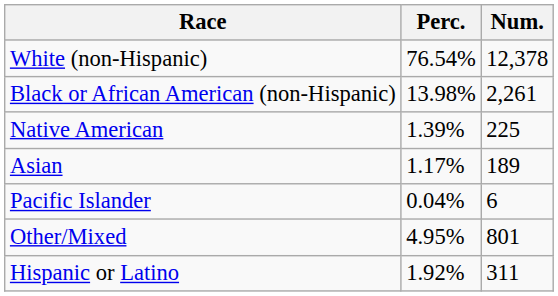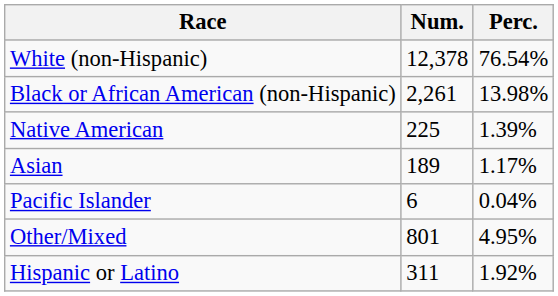columns swapped: (517, 22) <-> (441, 22)
